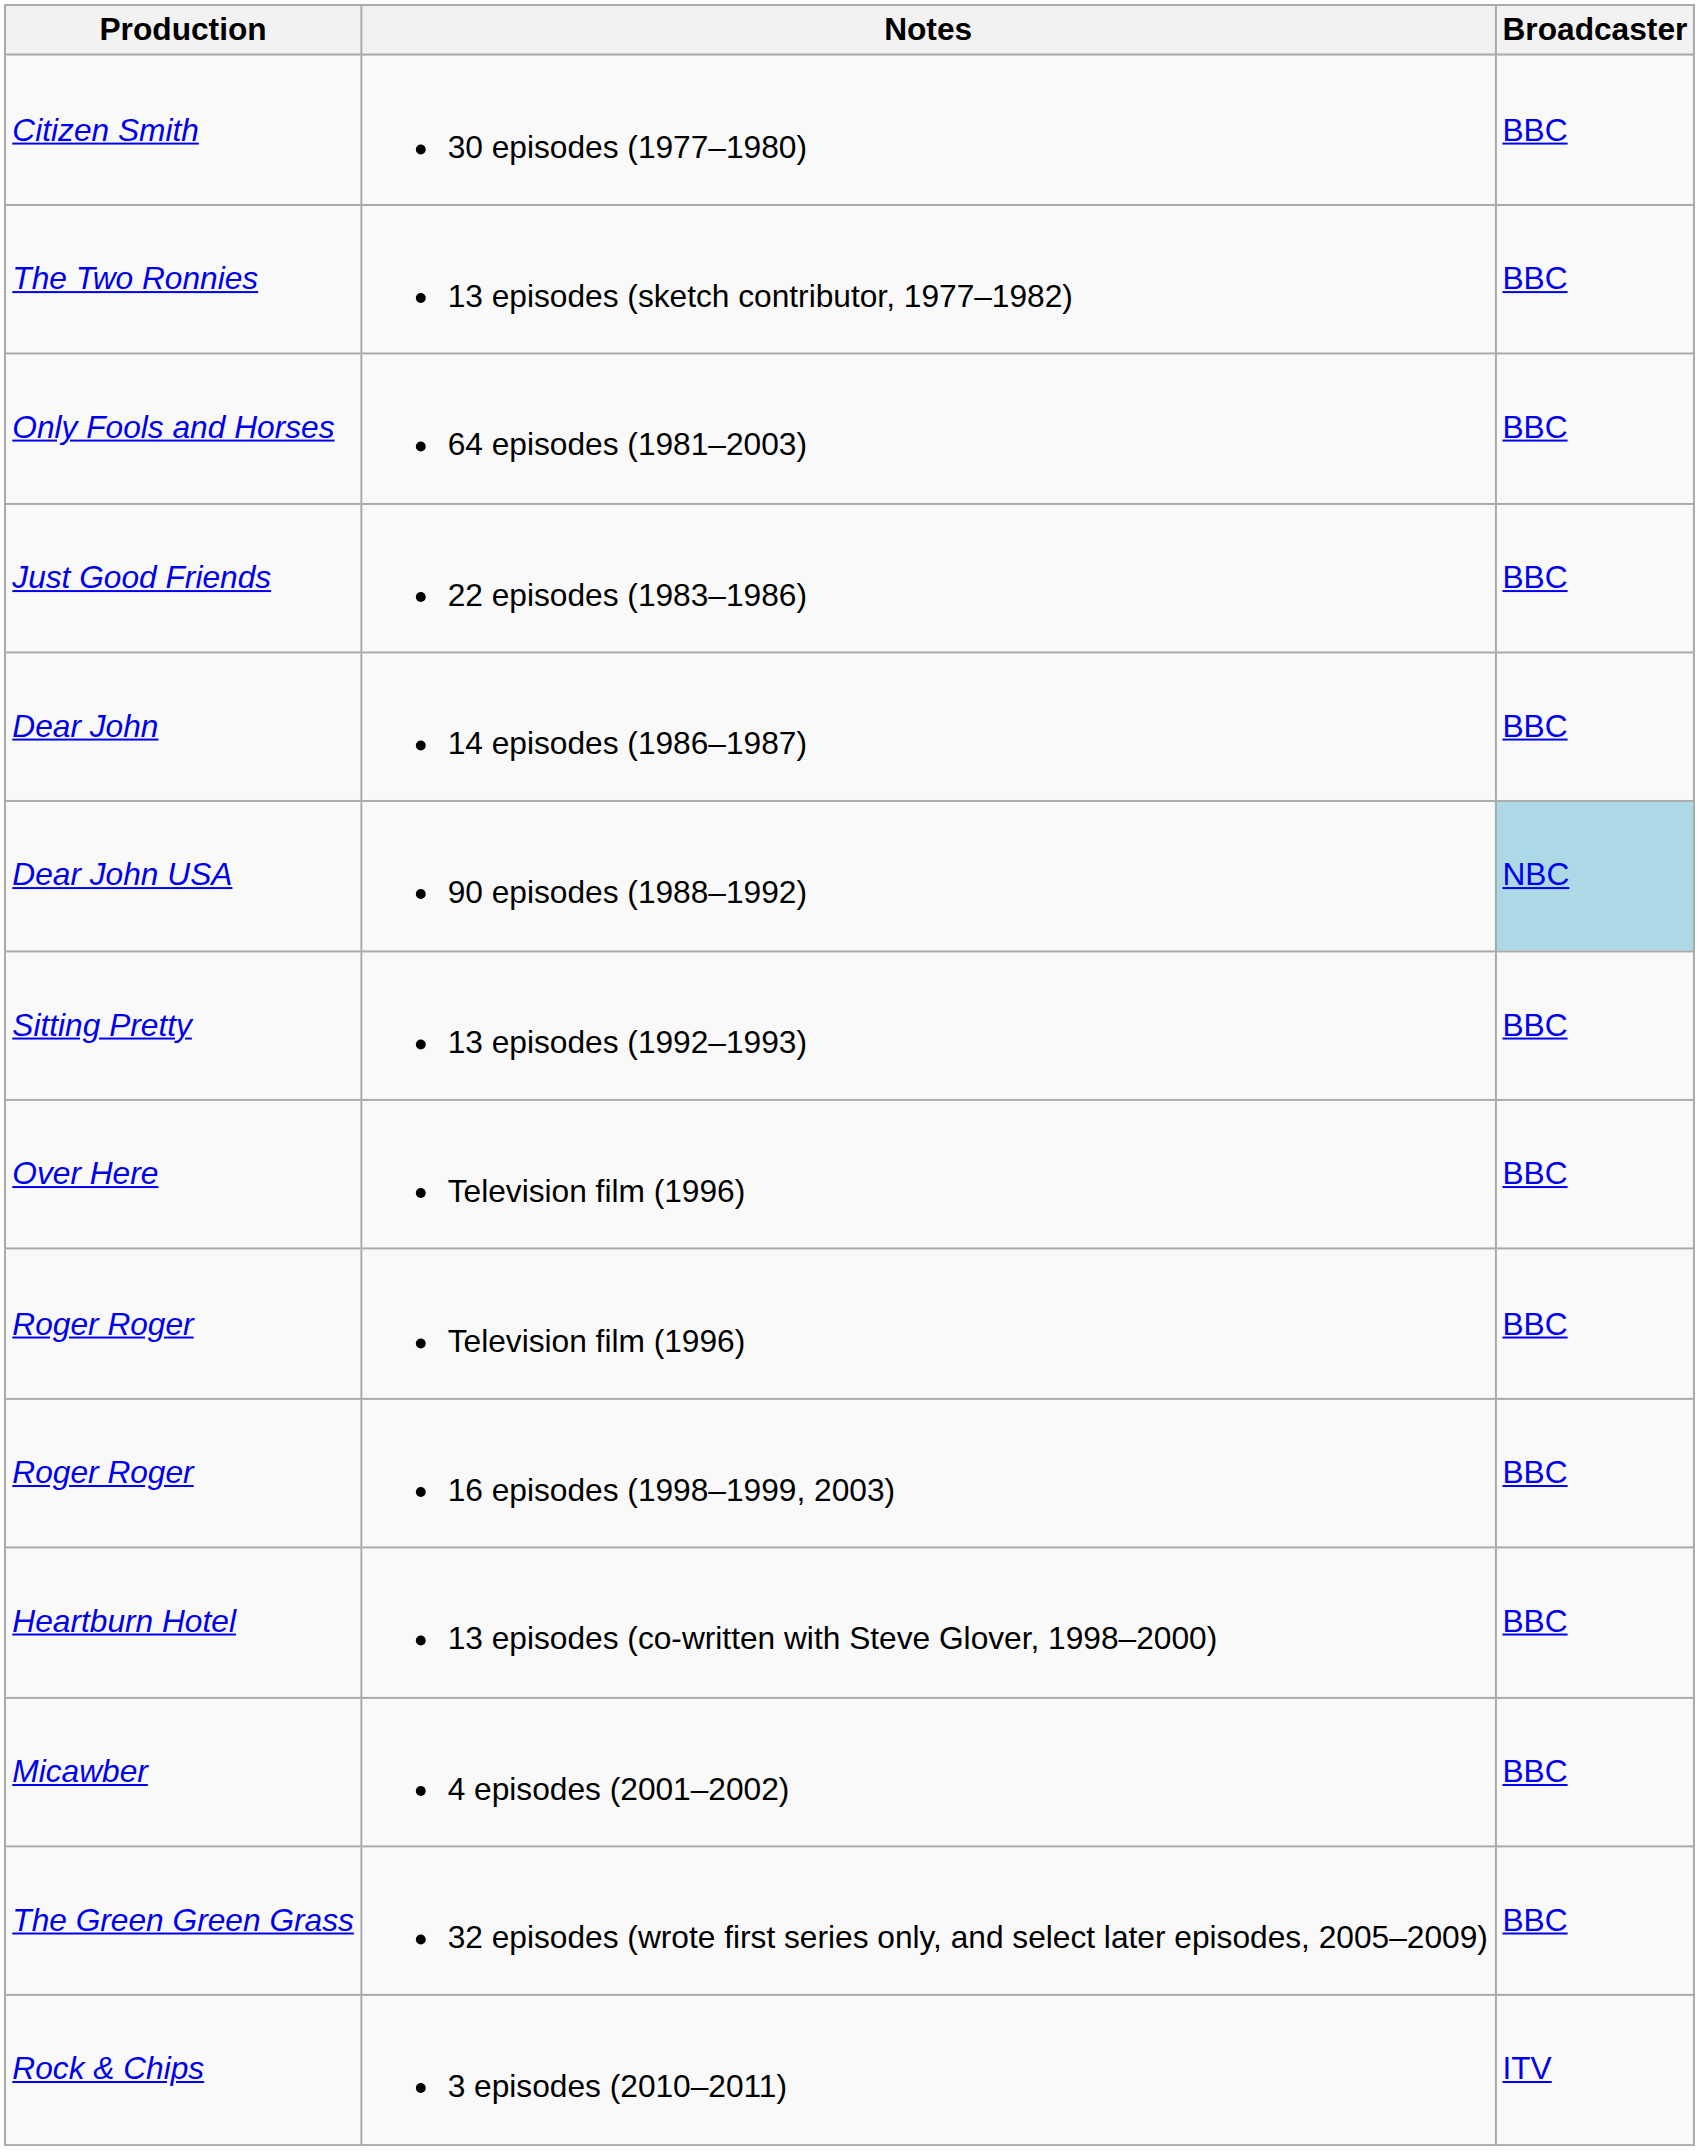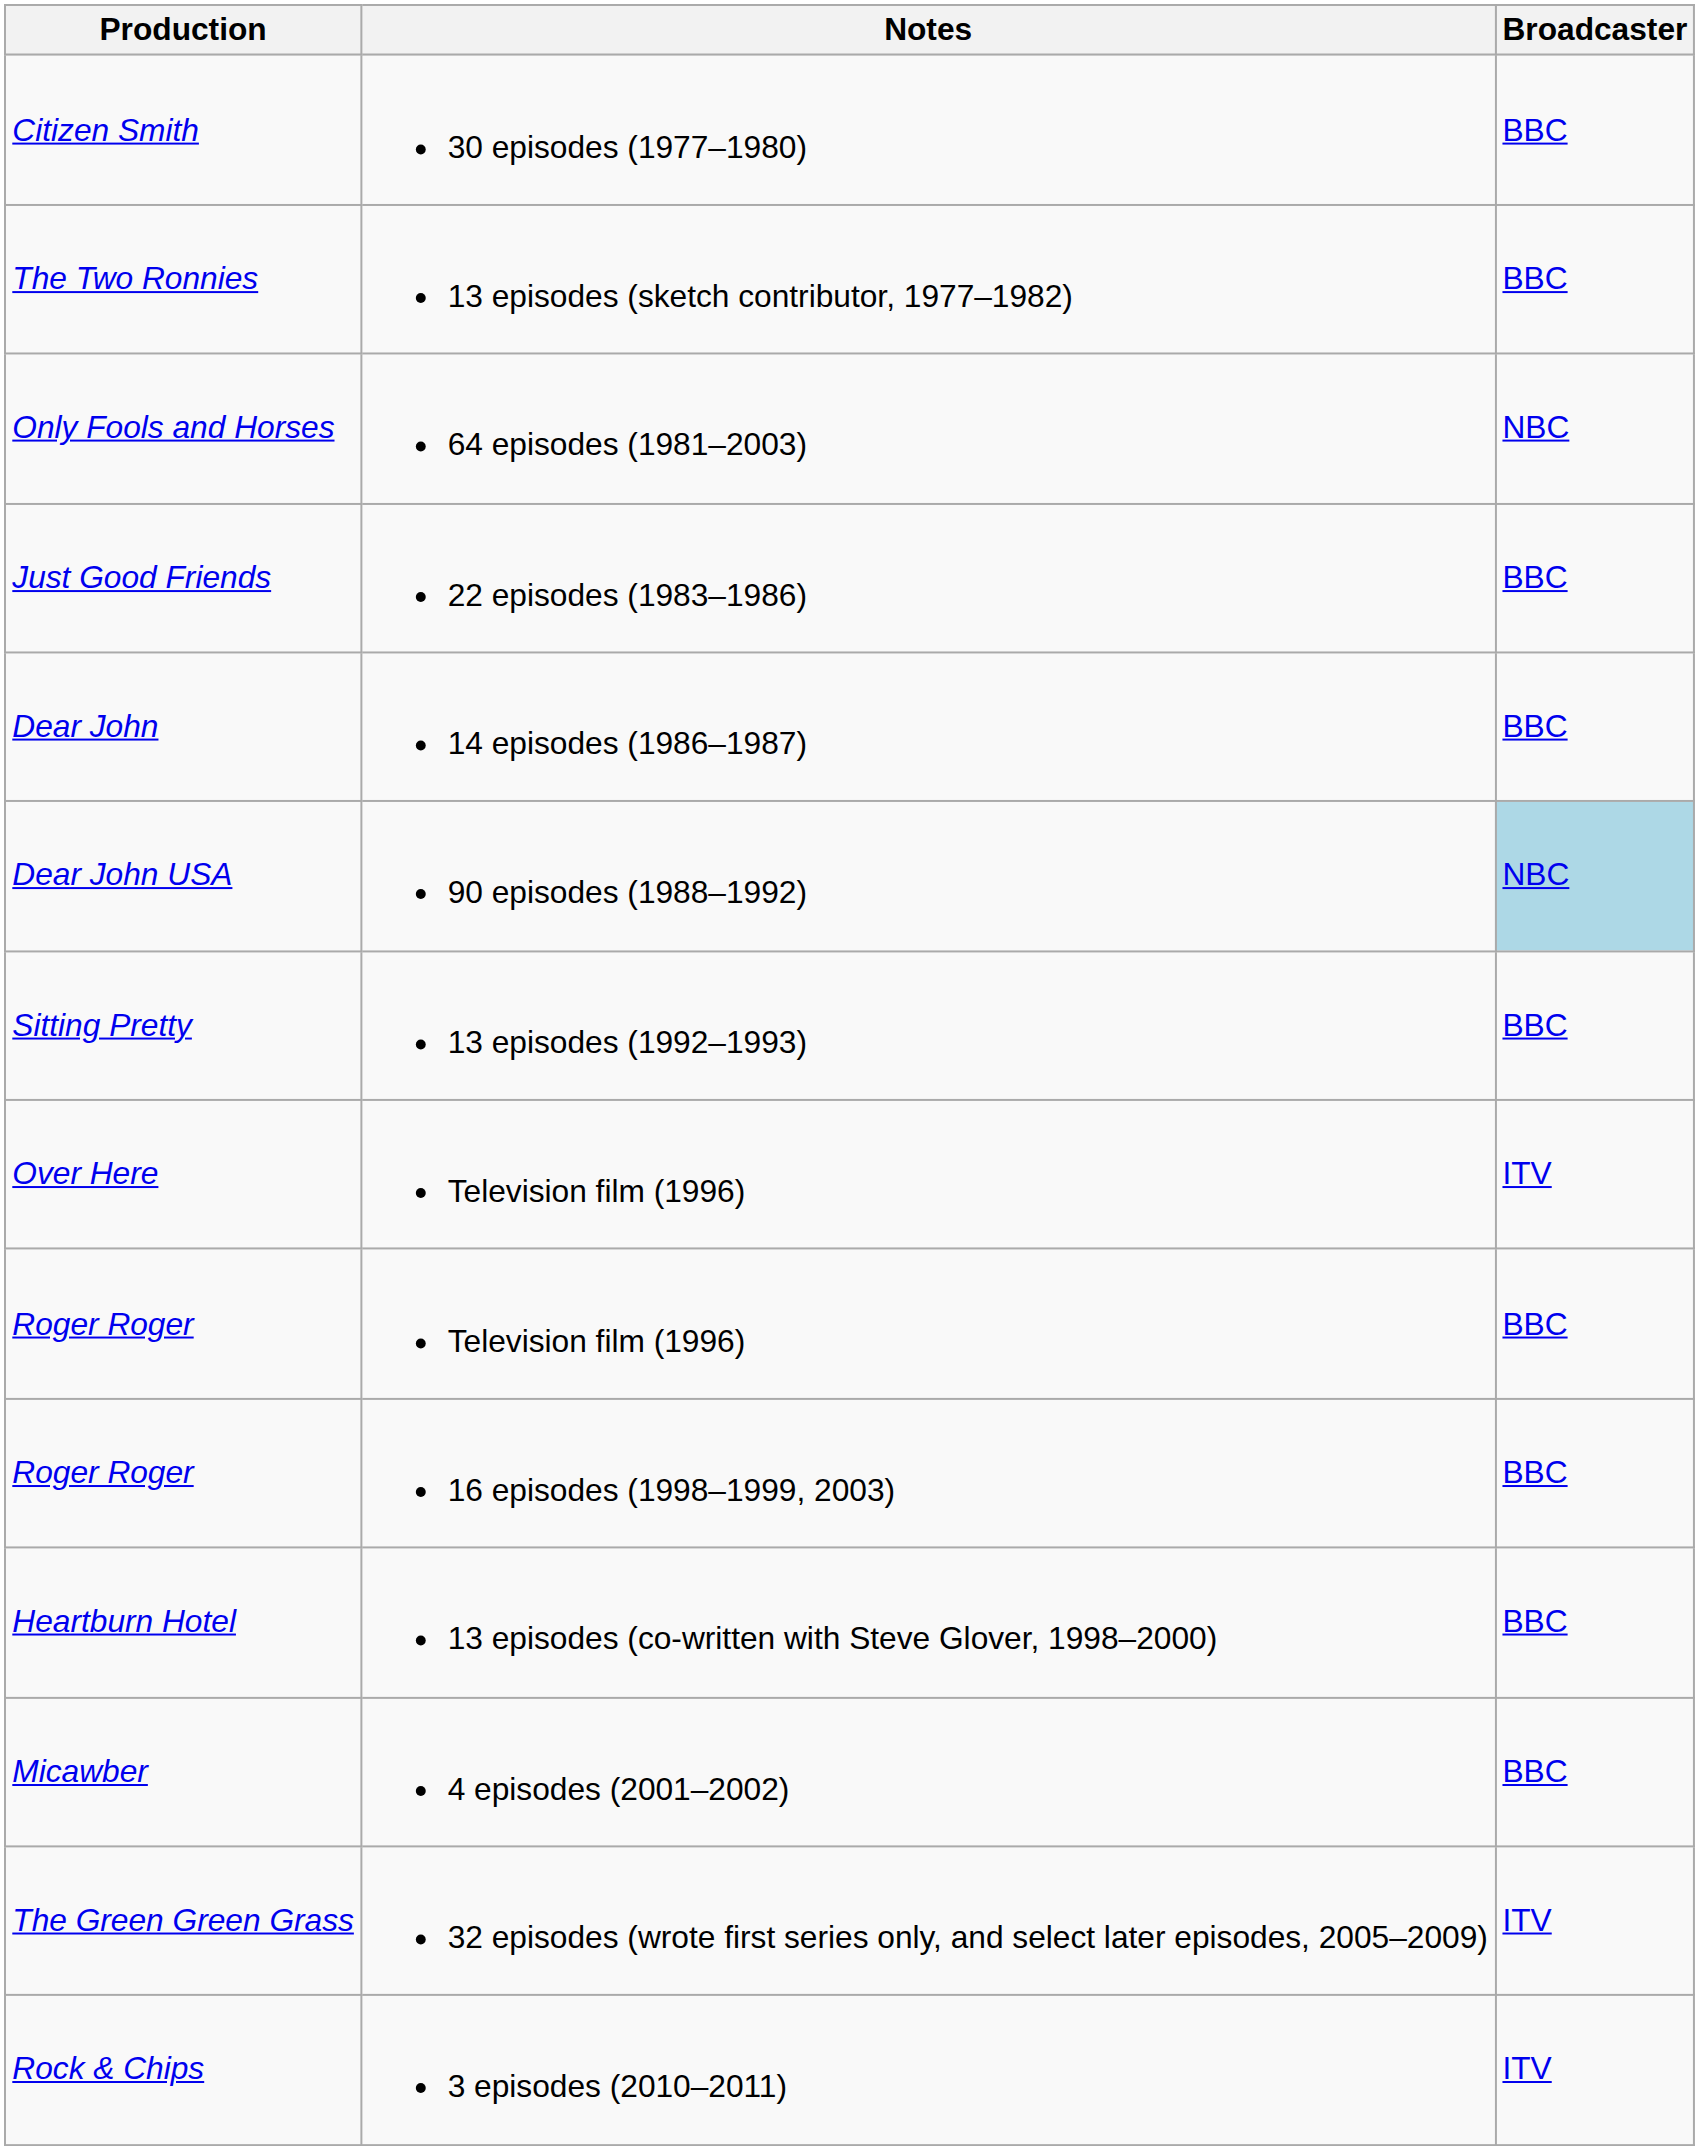(1535, 427) BBC -> (1536, 427) NBC
(1535, 1174) BBC -> (1527, 1174) ITV
(1535, 1920) BBC -> (1527, 1920) ITV
